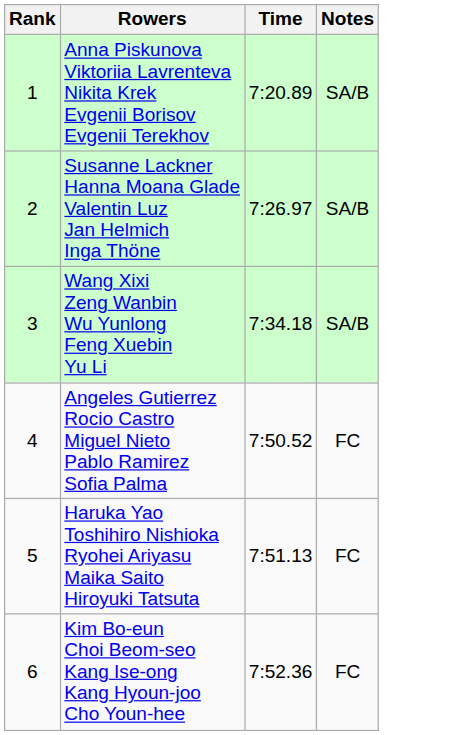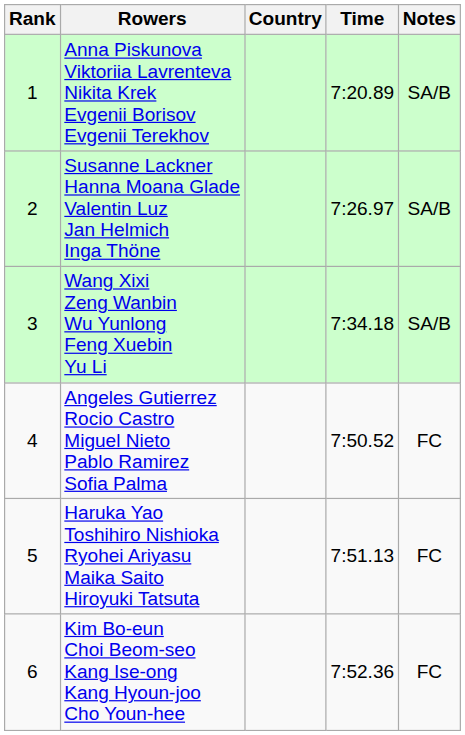+ column: (285, 19)
